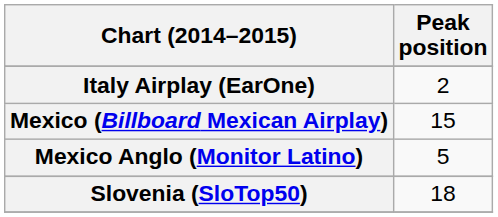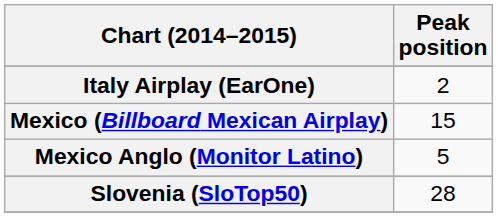(443, 193) 18 -> (443, 193) 28
